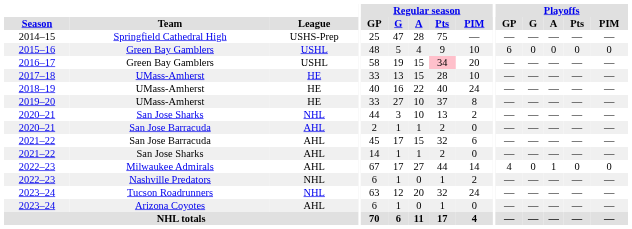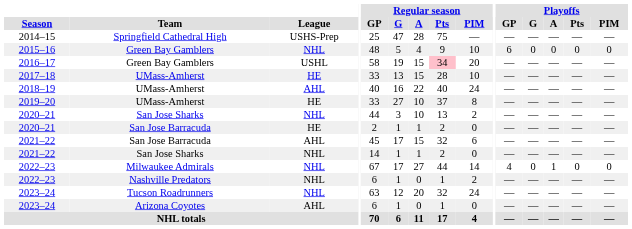(314, 49) USHL -> (314, 49) NHL
(314, 88) HE -> (314, 88) AHL
(314, 127) AHL -> (314, 127) HE
(314, 153) AHL -> (314, 153) NHL
(314, 166) AHL -> (314, 166) NHL
